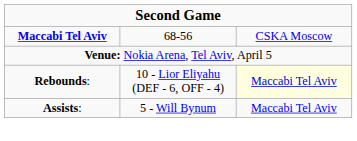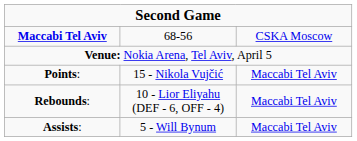+ row: (62, 75)
(294, 81) lightyellow background -> (294, 101) no background
